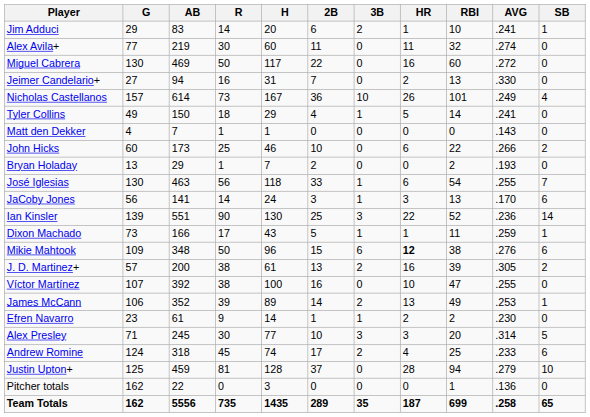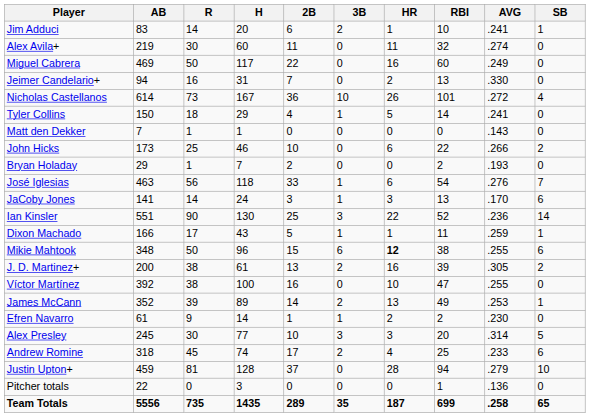- column: (146, 13)
(506, 64) .272 -> (498, 64) .249
(506, 98) .249 -> (498, 98) .272
(506, 183) .255 -> (498, 183) .276
(506, 251) .276 -> (498, 251) .255
